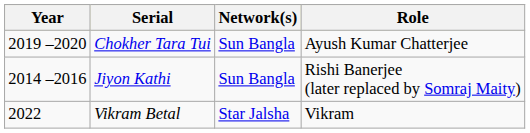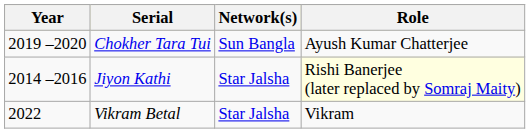(257, 79) Sun Bangla -> (254, 79) Star Jalsha
(413, 79) no background -> (413, 79) lightyellow background
